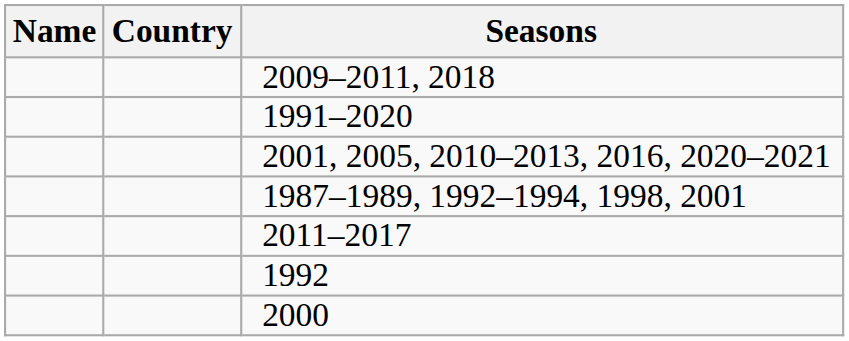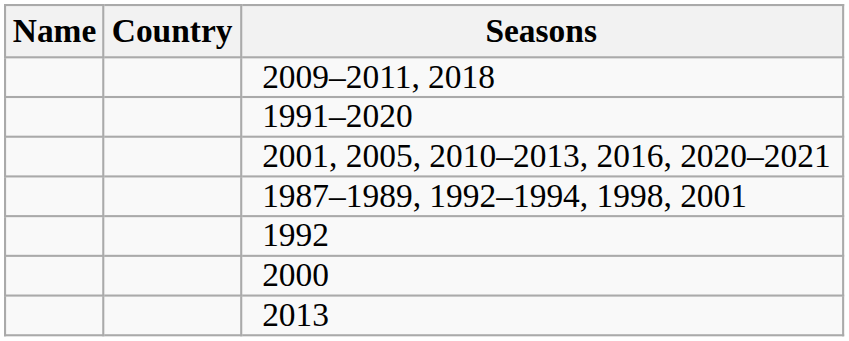- row: (337, 236)
+ row: (296, 315)
